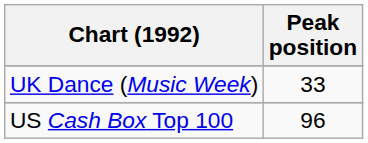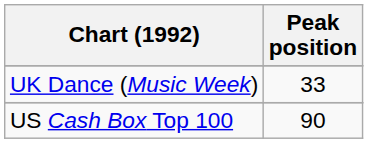(313, 120) 96 -> (313, 120) 90
